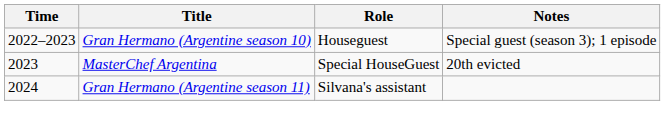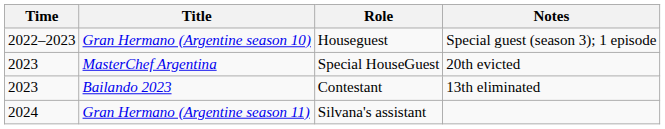+ row: (127, 87)
